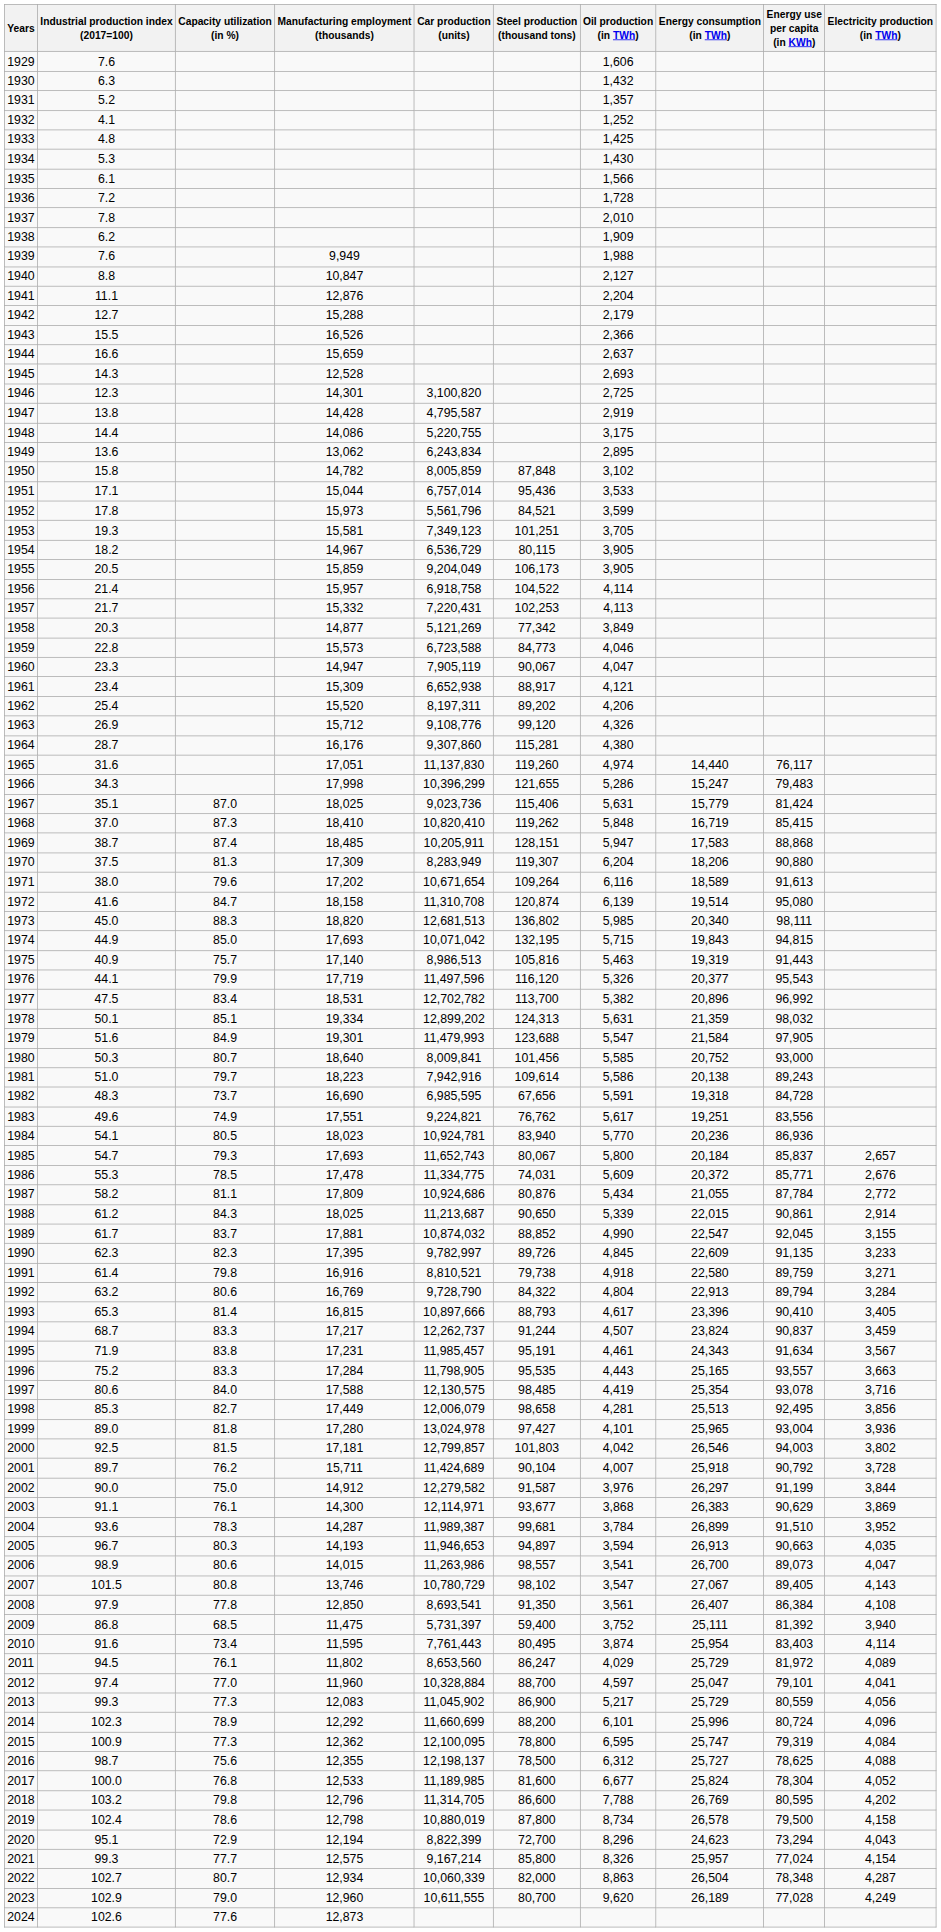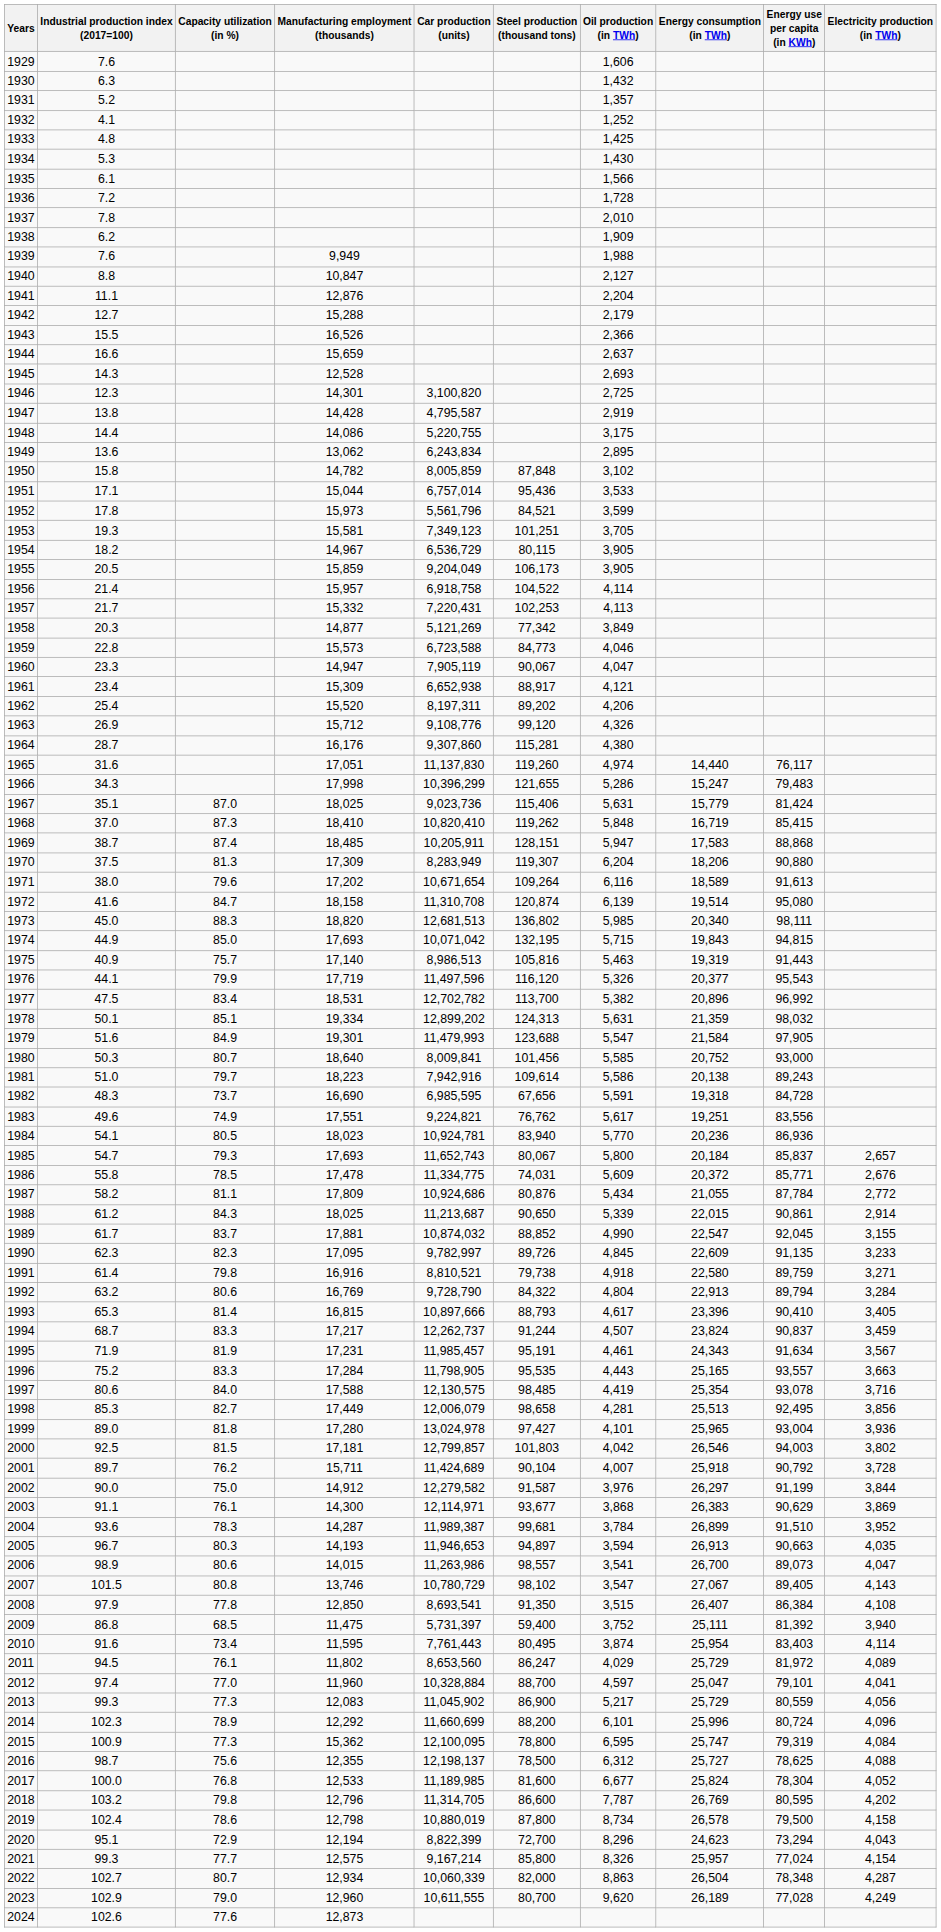(106, 1175) 55.3 -> (106, 1175) 55.8
(344, 1253) 17,395 -> (344, 1253) 17,095
(225, 1351) 83.8 -> (225, 1351) 81.9
(618, 1605) 3,561 -> (618, 1605) 3,515
(344, 1741) 12,362 -> (344, 1741) 15,362
(618, 1800) 7,788 -> (618, 1800) 7,787
